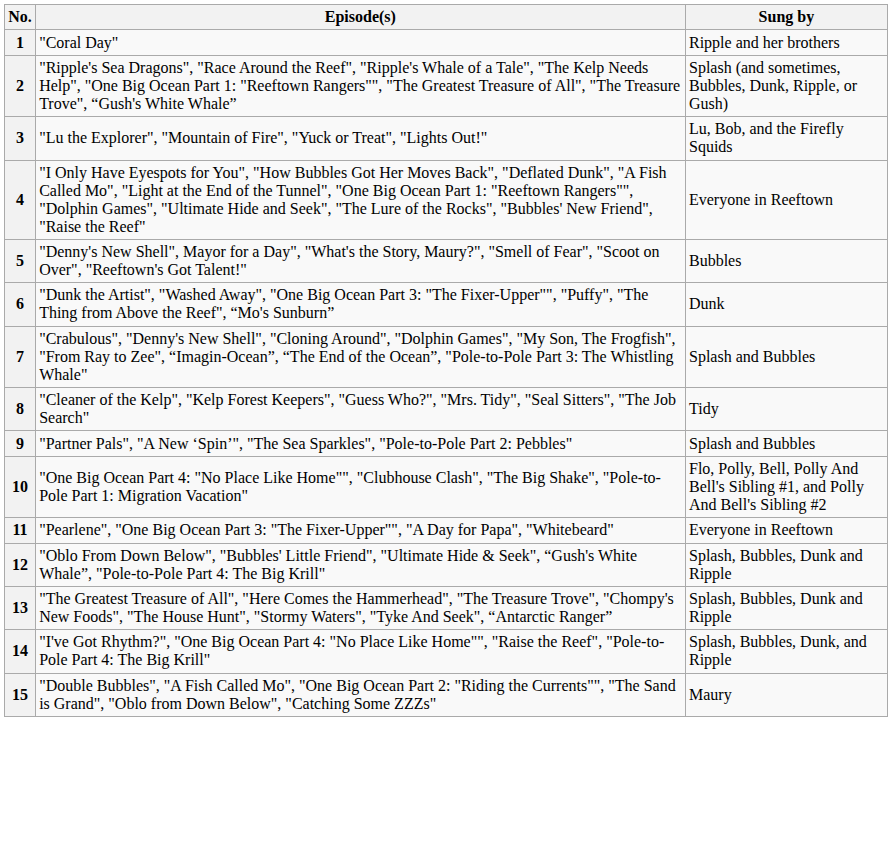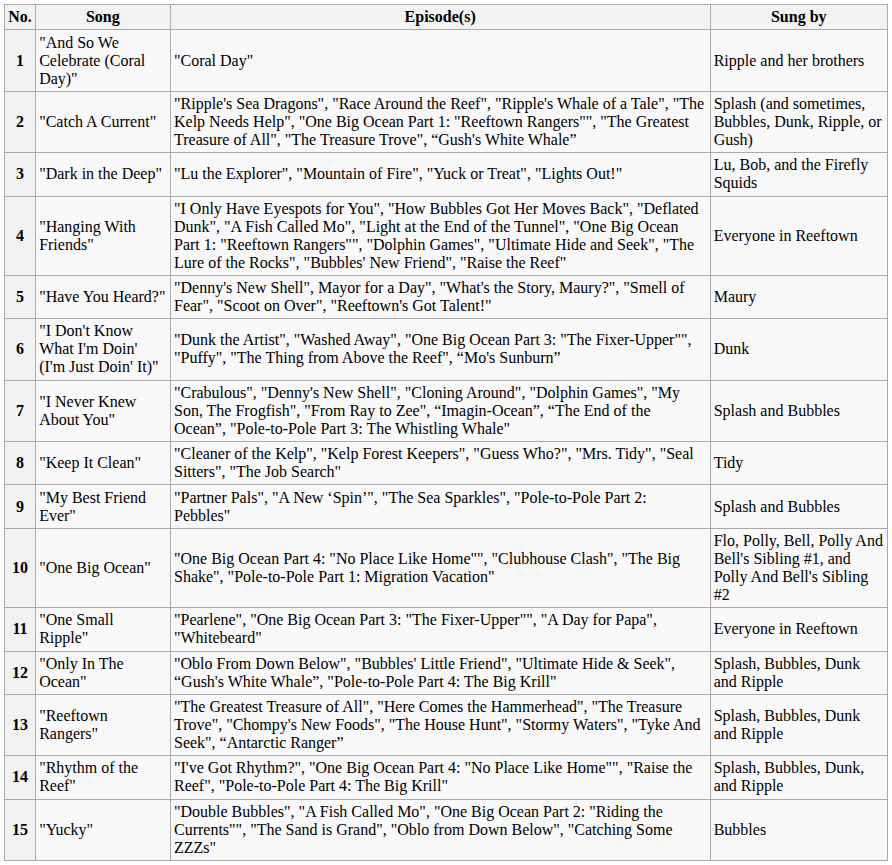+ column: (103, 17)
(715, 261) Bubbles -> (735, 297) Maury
(710, 694) Maury -> (740, 829) Bubbles
